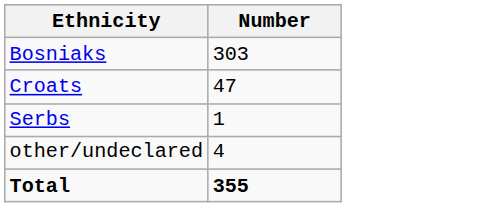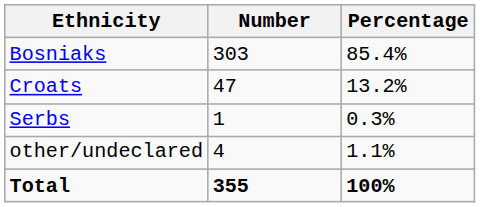+ column: (408, 21)
